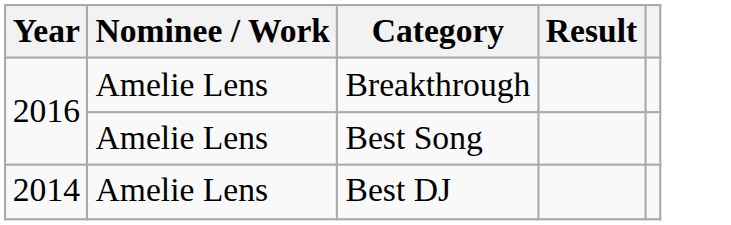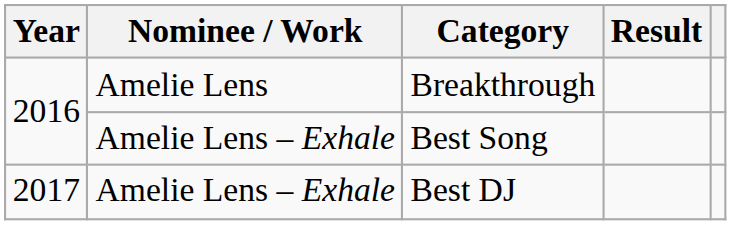(182, 137) Amelie Lens -> (245, 137) Amelie Lens – Exhale
(46, 191) 2014 -> (46, 191) 2017
(182, 191) Amelie Lens -> (245, 191) Amelie Lens – Exhale
